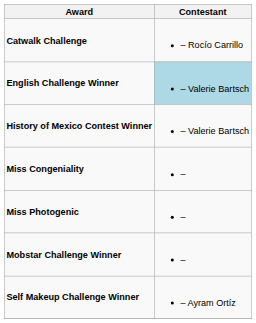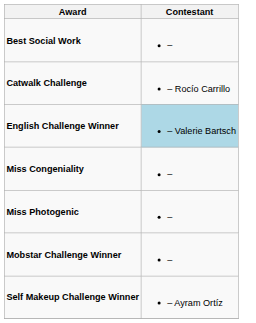+ row: (44, 40)
- row: (79, 126)
